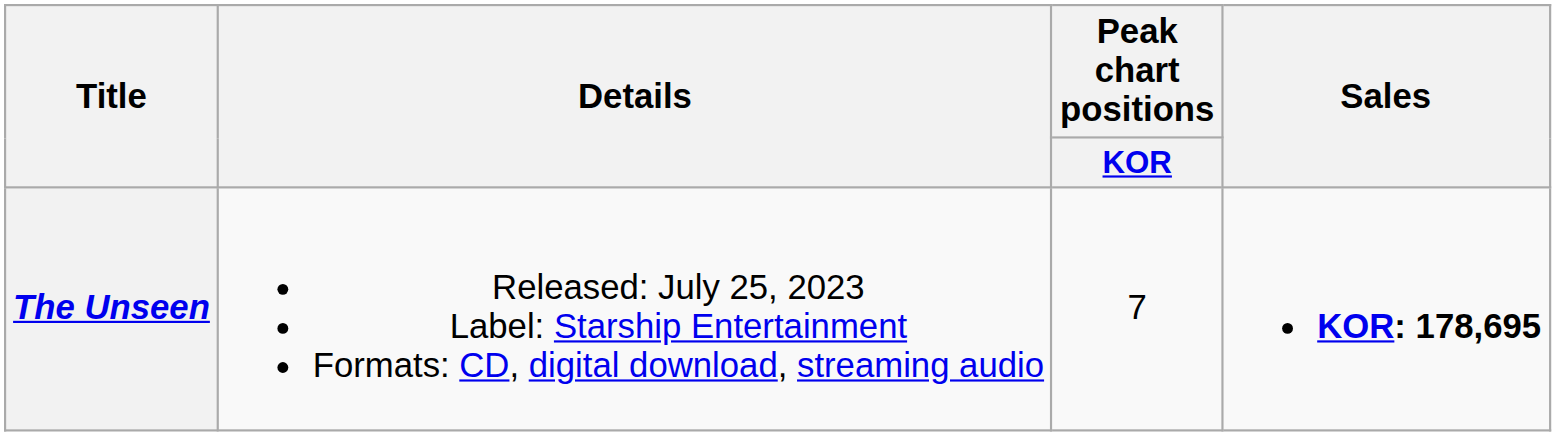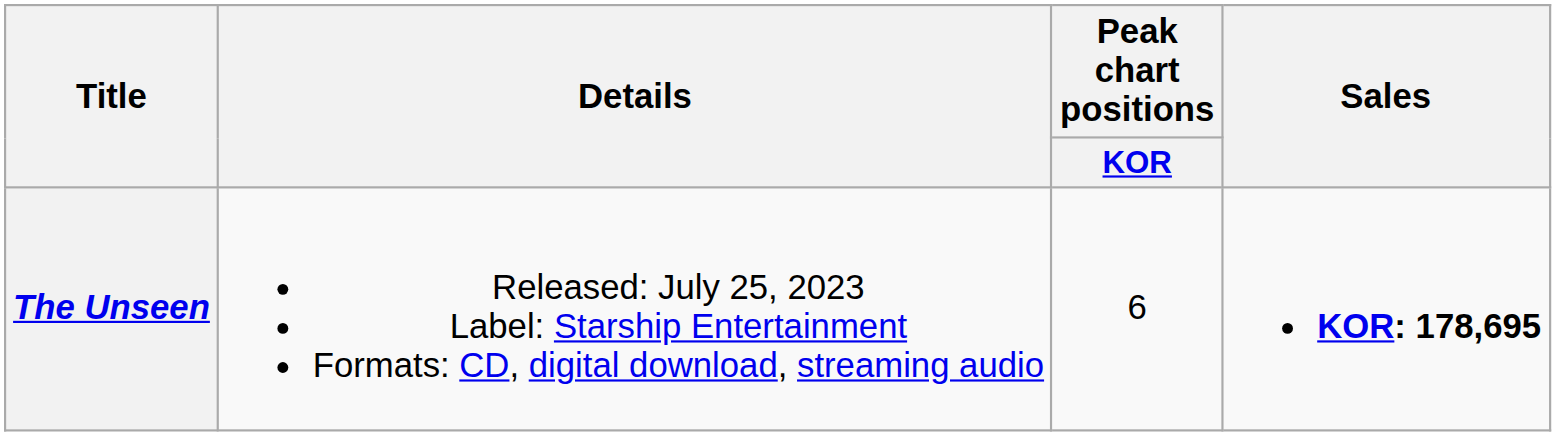(1137, 307) 7 -> (1137, 307) 6
